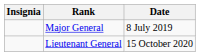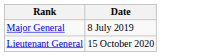- column: (24, 12)
